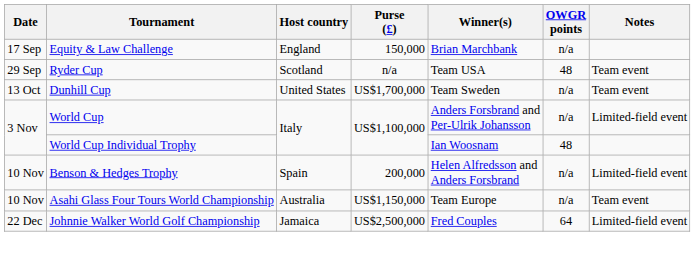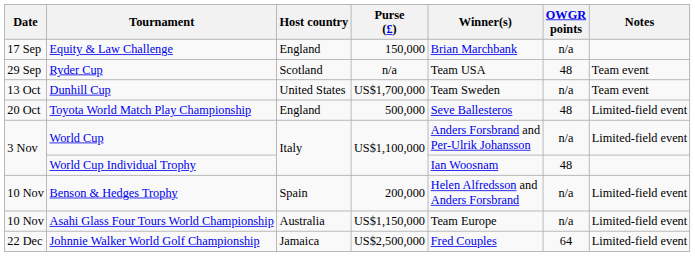+ row: (150, 110)
(620, 200) Team event -> (640, 220) Limited-field event
